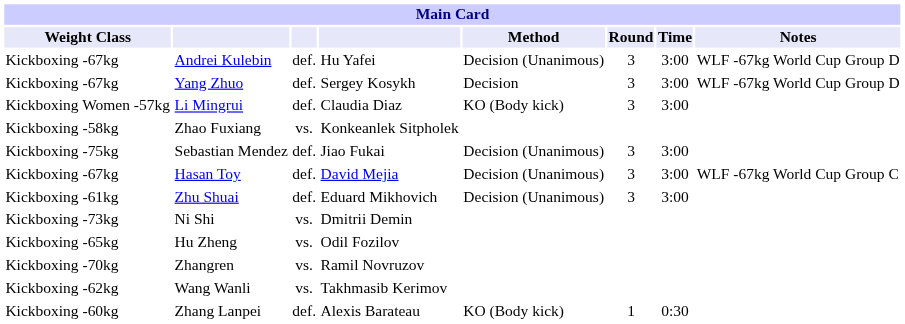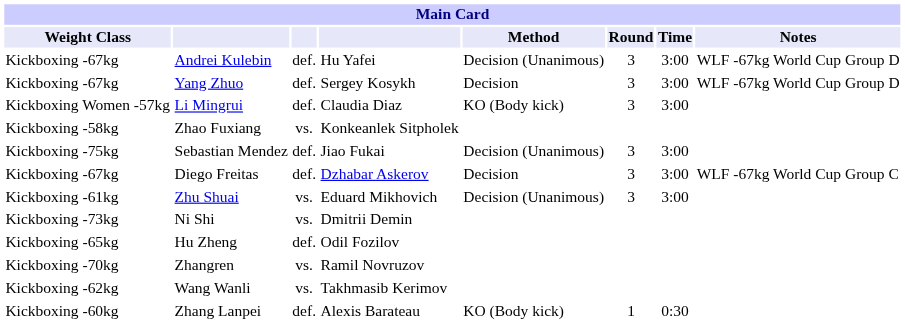- row: (208, 174)
+ row: (217, 174)
(304, 196) def. -> (304, 196) vs.
(304, 242) vs. -> (304, 242) def.
